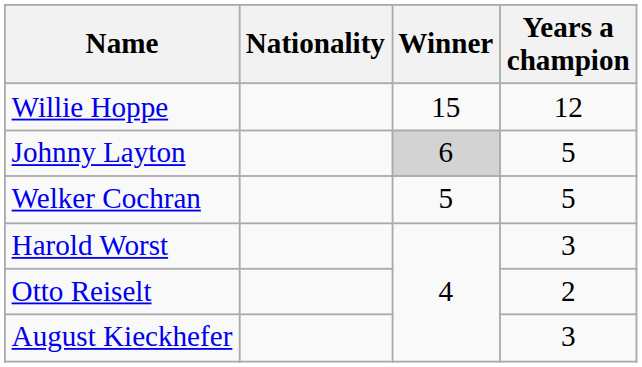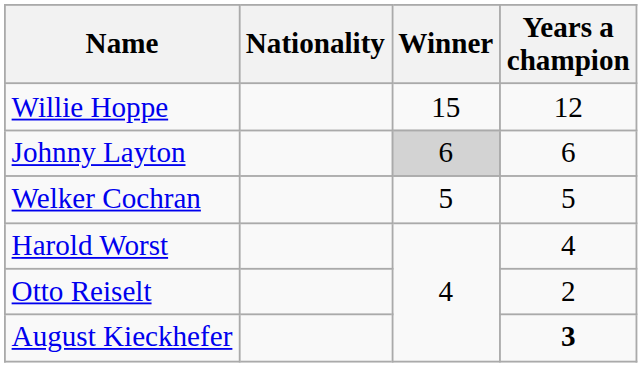(568, 152) 5 -> (568, 152) 6
(568, 245) 3 -> (568, 245) 4
(568, 337) normal -> (568, 337) bold
